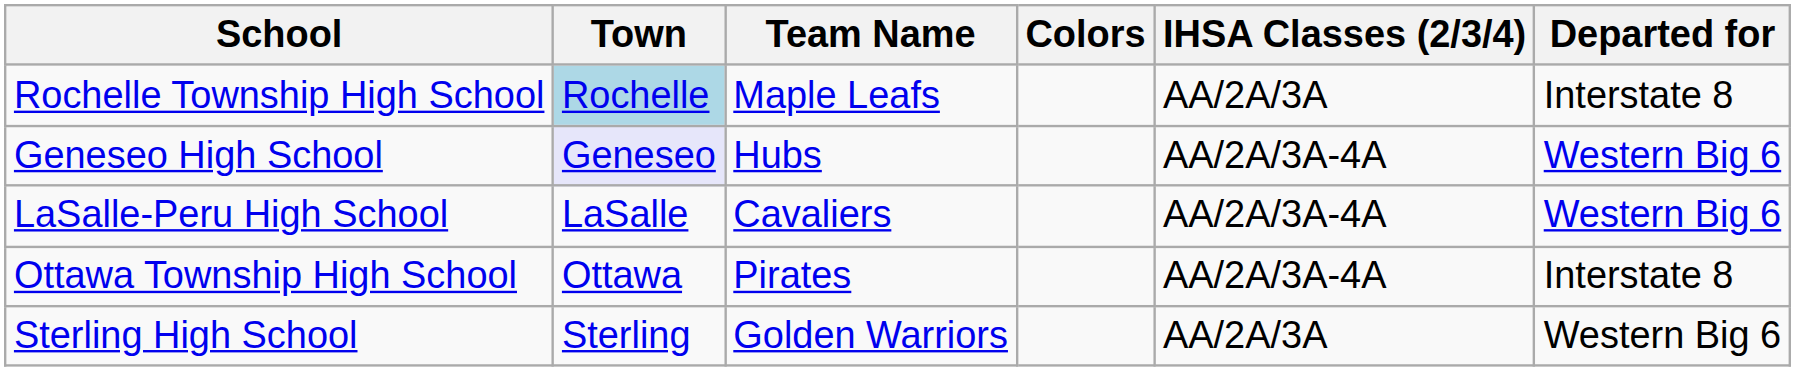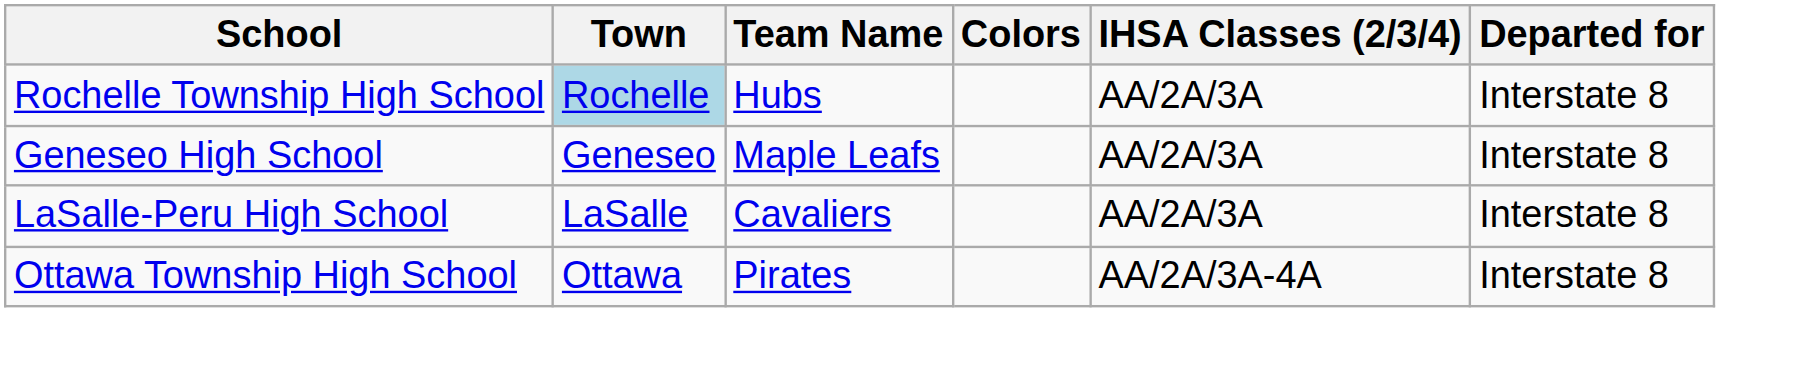(837, 94) Maple Leafs -> (778, 94) Hubs
(639, 154) lavender background -> (639, 154) no background
(778, 154) Hubs -> (837, 154) Maple Leafs
(1275, 154) AA/2A/3A-4A -> (1181, 154) AA/2A/3A
(1662, 154) Western Big 6 -> (1574, 154) Interstate 8
(1275, 214) AA/2A/3A-4A -> (1181, 214) AA/2A/3A
(1662, 214) Western Big 6 -> (1574, 214) Interstate 8
- row: (186, 335)
